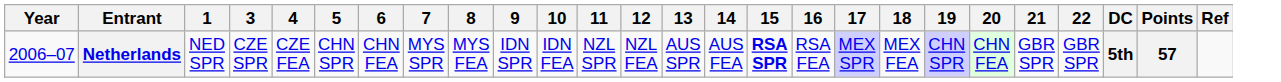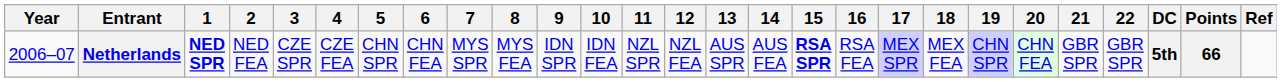+ column: (251, 18)
(207, 54) normal -> (207, 54) bold
(1167, 54) 57 -> (1211, 54) 66
